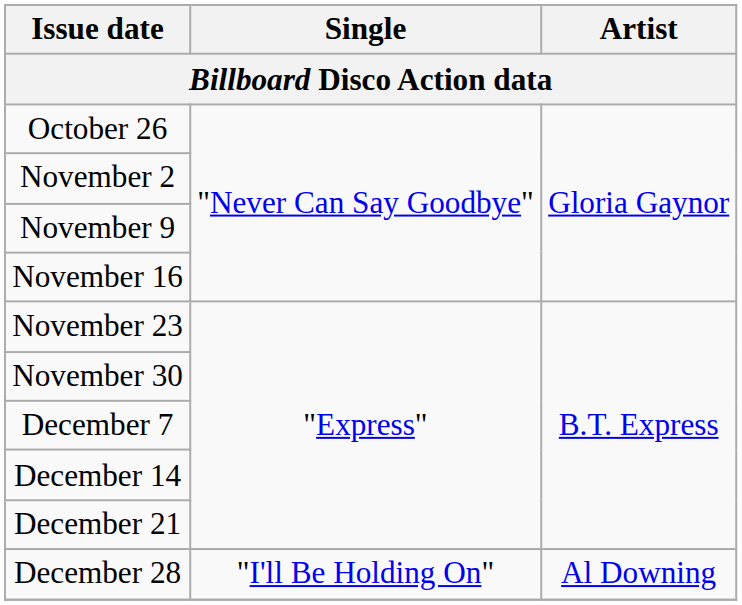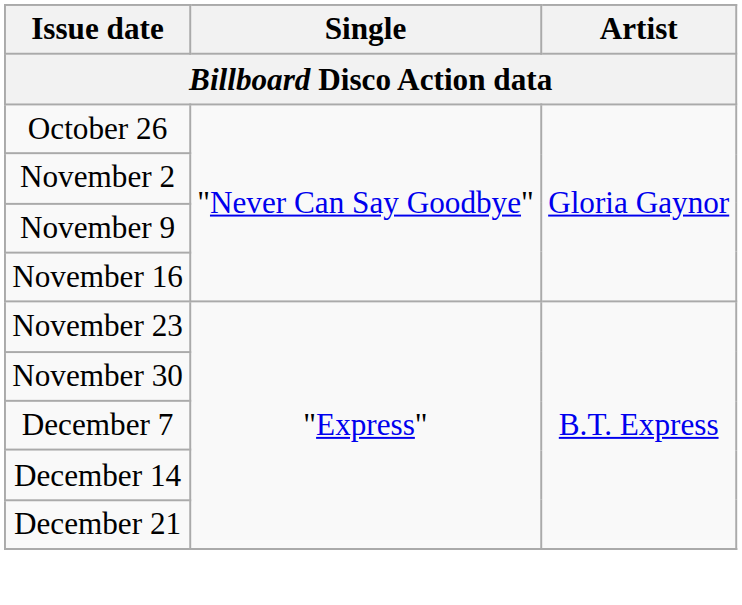- row: (97, 573)
